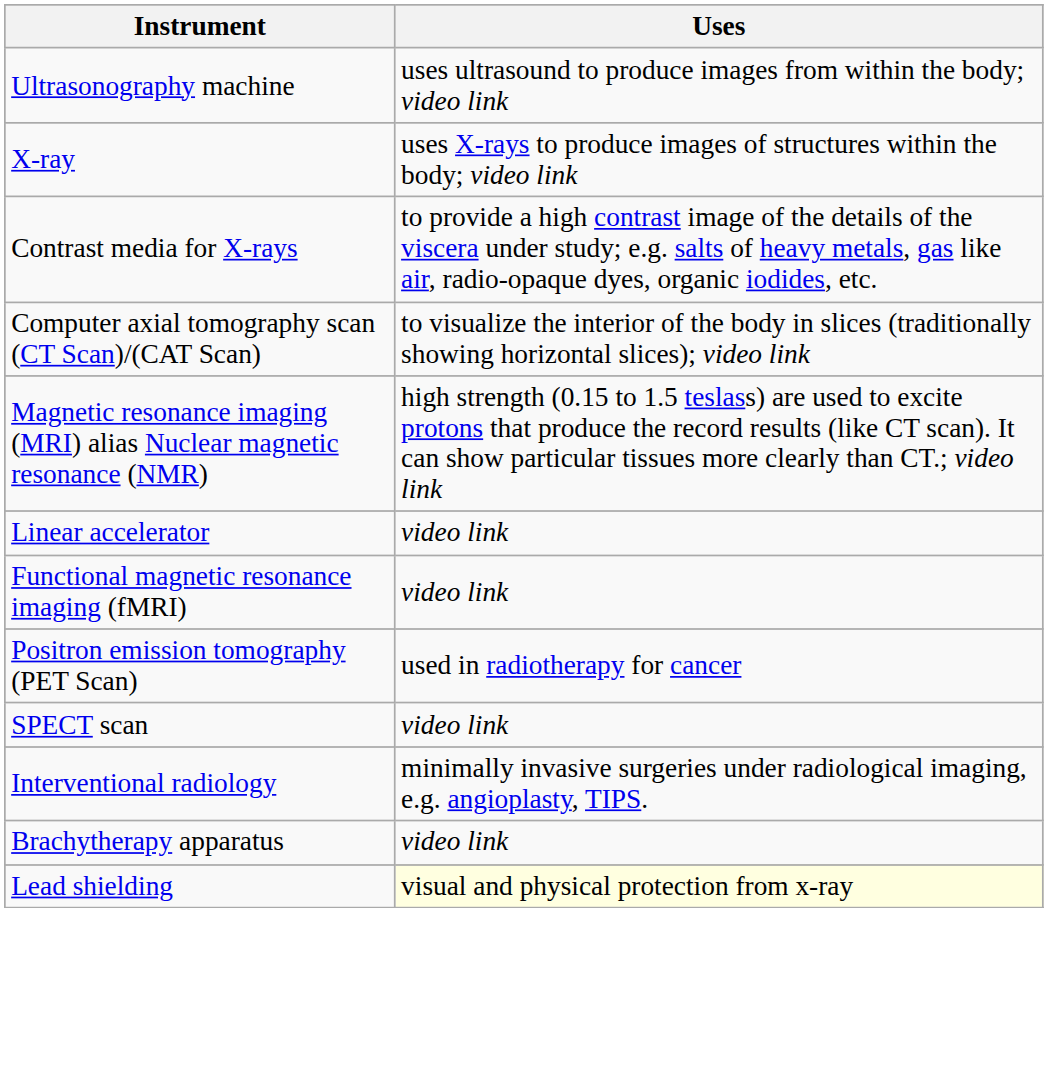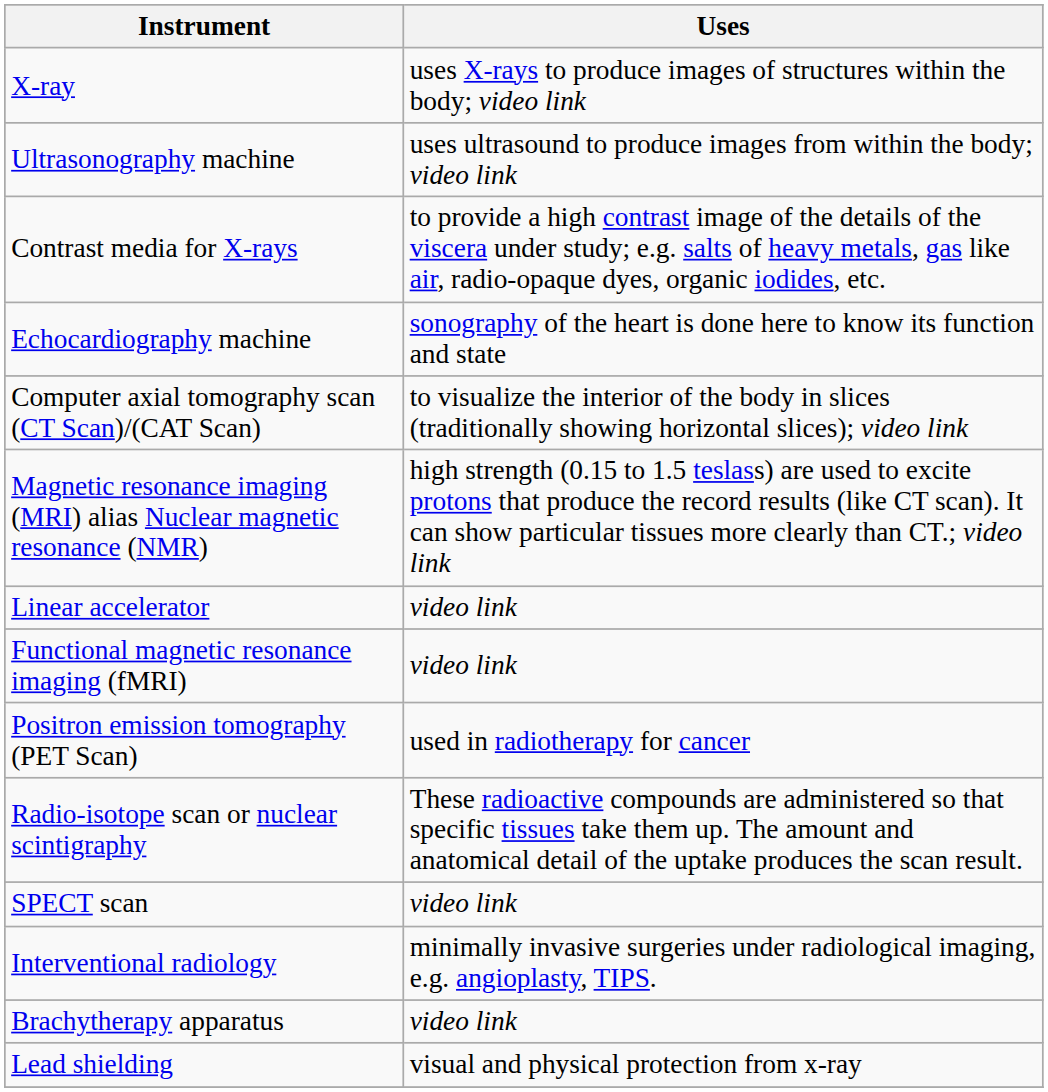rows swapped: (153, 84) <-> (43, 159)
+ row: (161, 338)
+ row: (174, 829)
(627, 885) lightyellow background -> (636, 1064) no background
